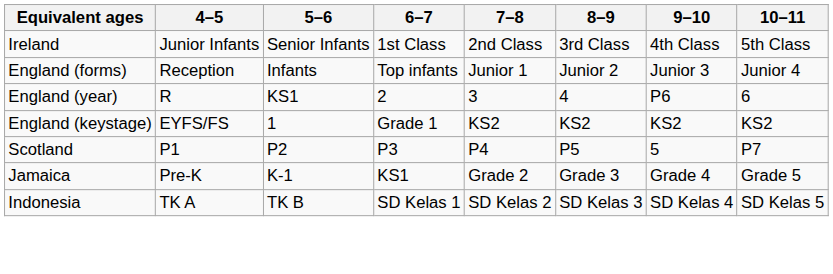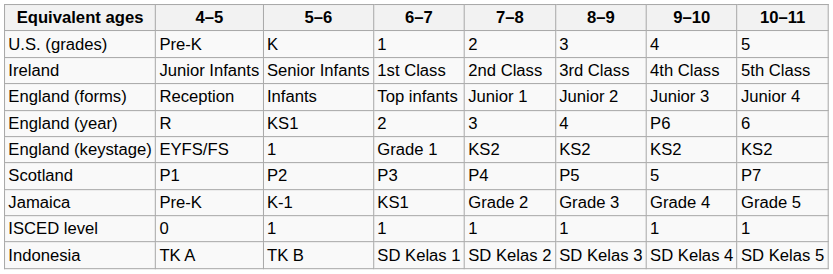+ row: (58, 44)
+ row: (53, 228)
